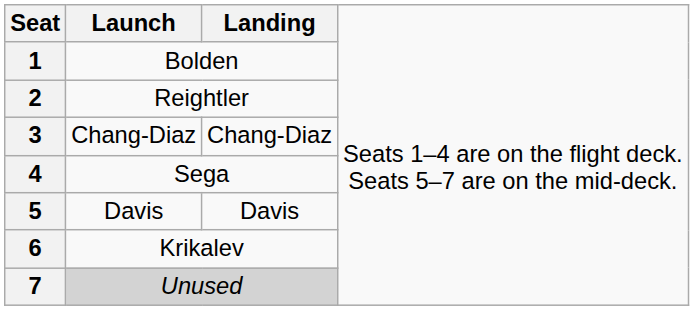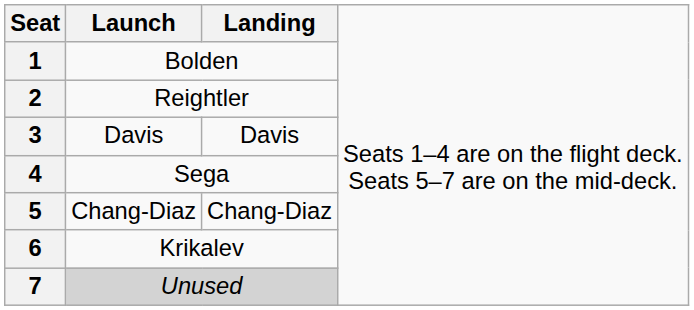(134, 135) Chang-Diaz -> (134, 135) Davis
(270, 135) Chang-Diaz -> (270, 135) Davis
(134, 211) Davis -> (134, 211) Chang-Diaz
(270, 211) Davis -> (270, 211) Chang-Diaz
